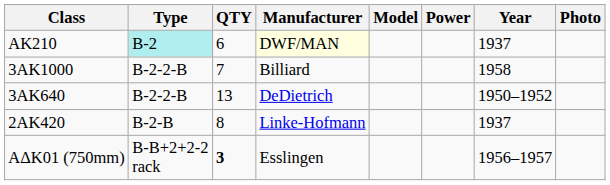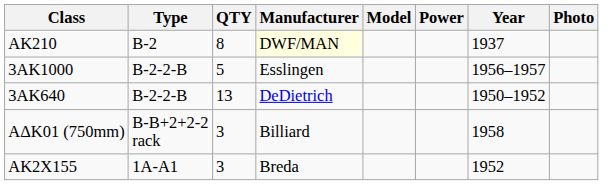(145, 43) paleturquoise background -> (145, 43) no background
(220, 43) 6 -> (220, 43) 8
(220, 69) 7 -> (220, 69) 5
(285, 69) Billiard -> (291, 69) Esslingen
(495, 69) 1958 -> (508, 69) 1956–1957
- row: (37, 122)
(220, 157) bold -> (220, 131) normal
(291, 157) Esslingen -> (285, 131) Billiard
(515, 157) 1956–1957 -> (488, 131) 1958
+ row: (43, 166)
